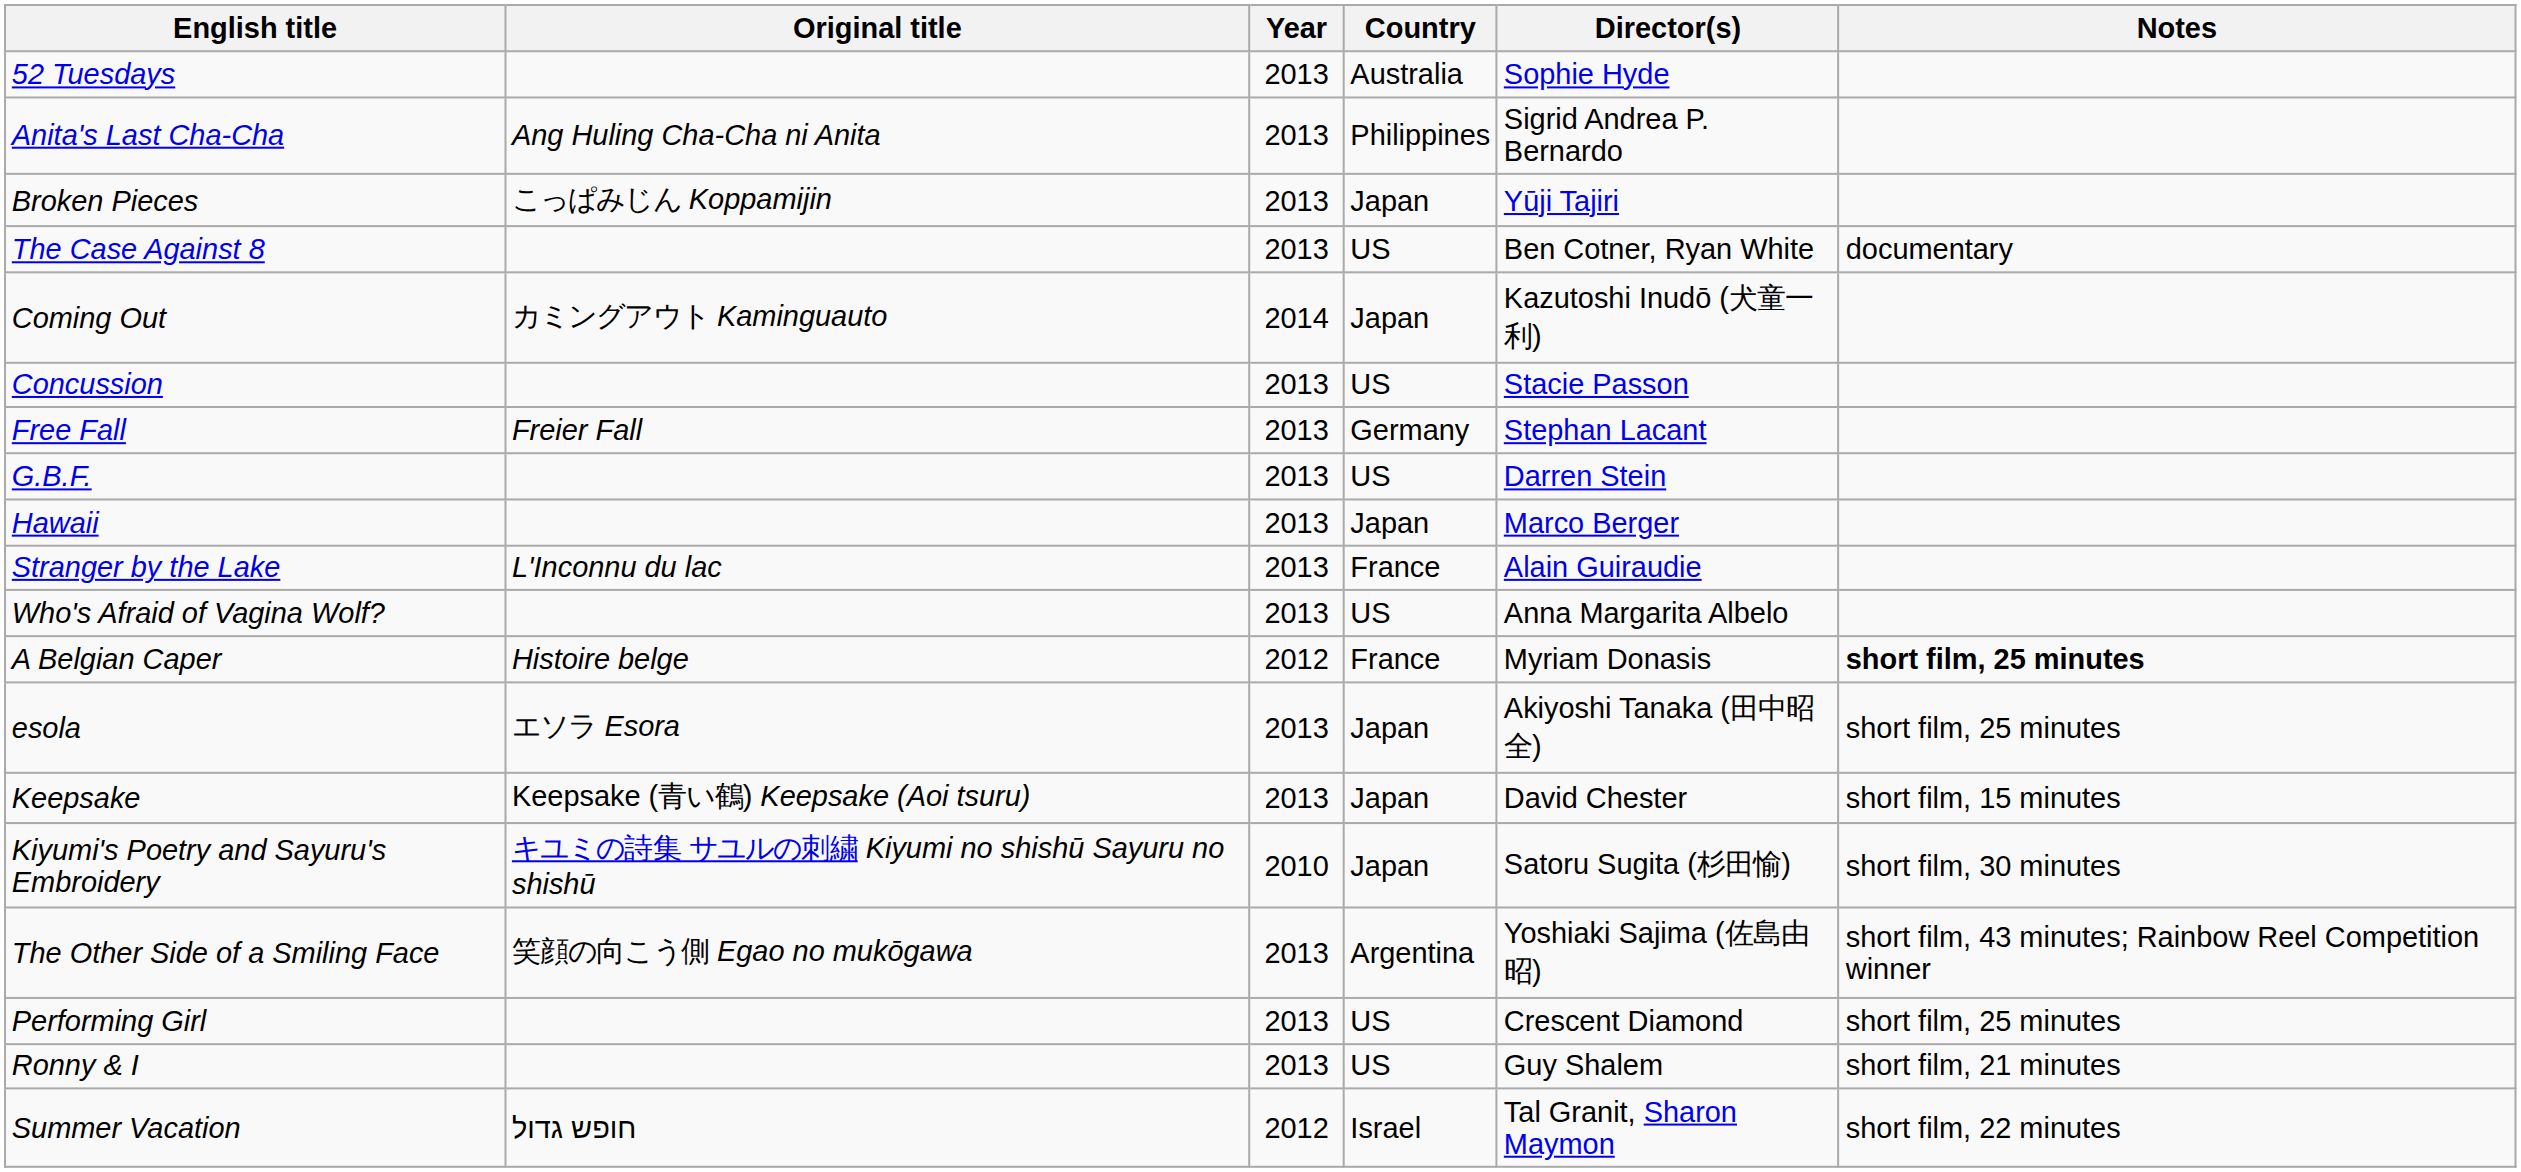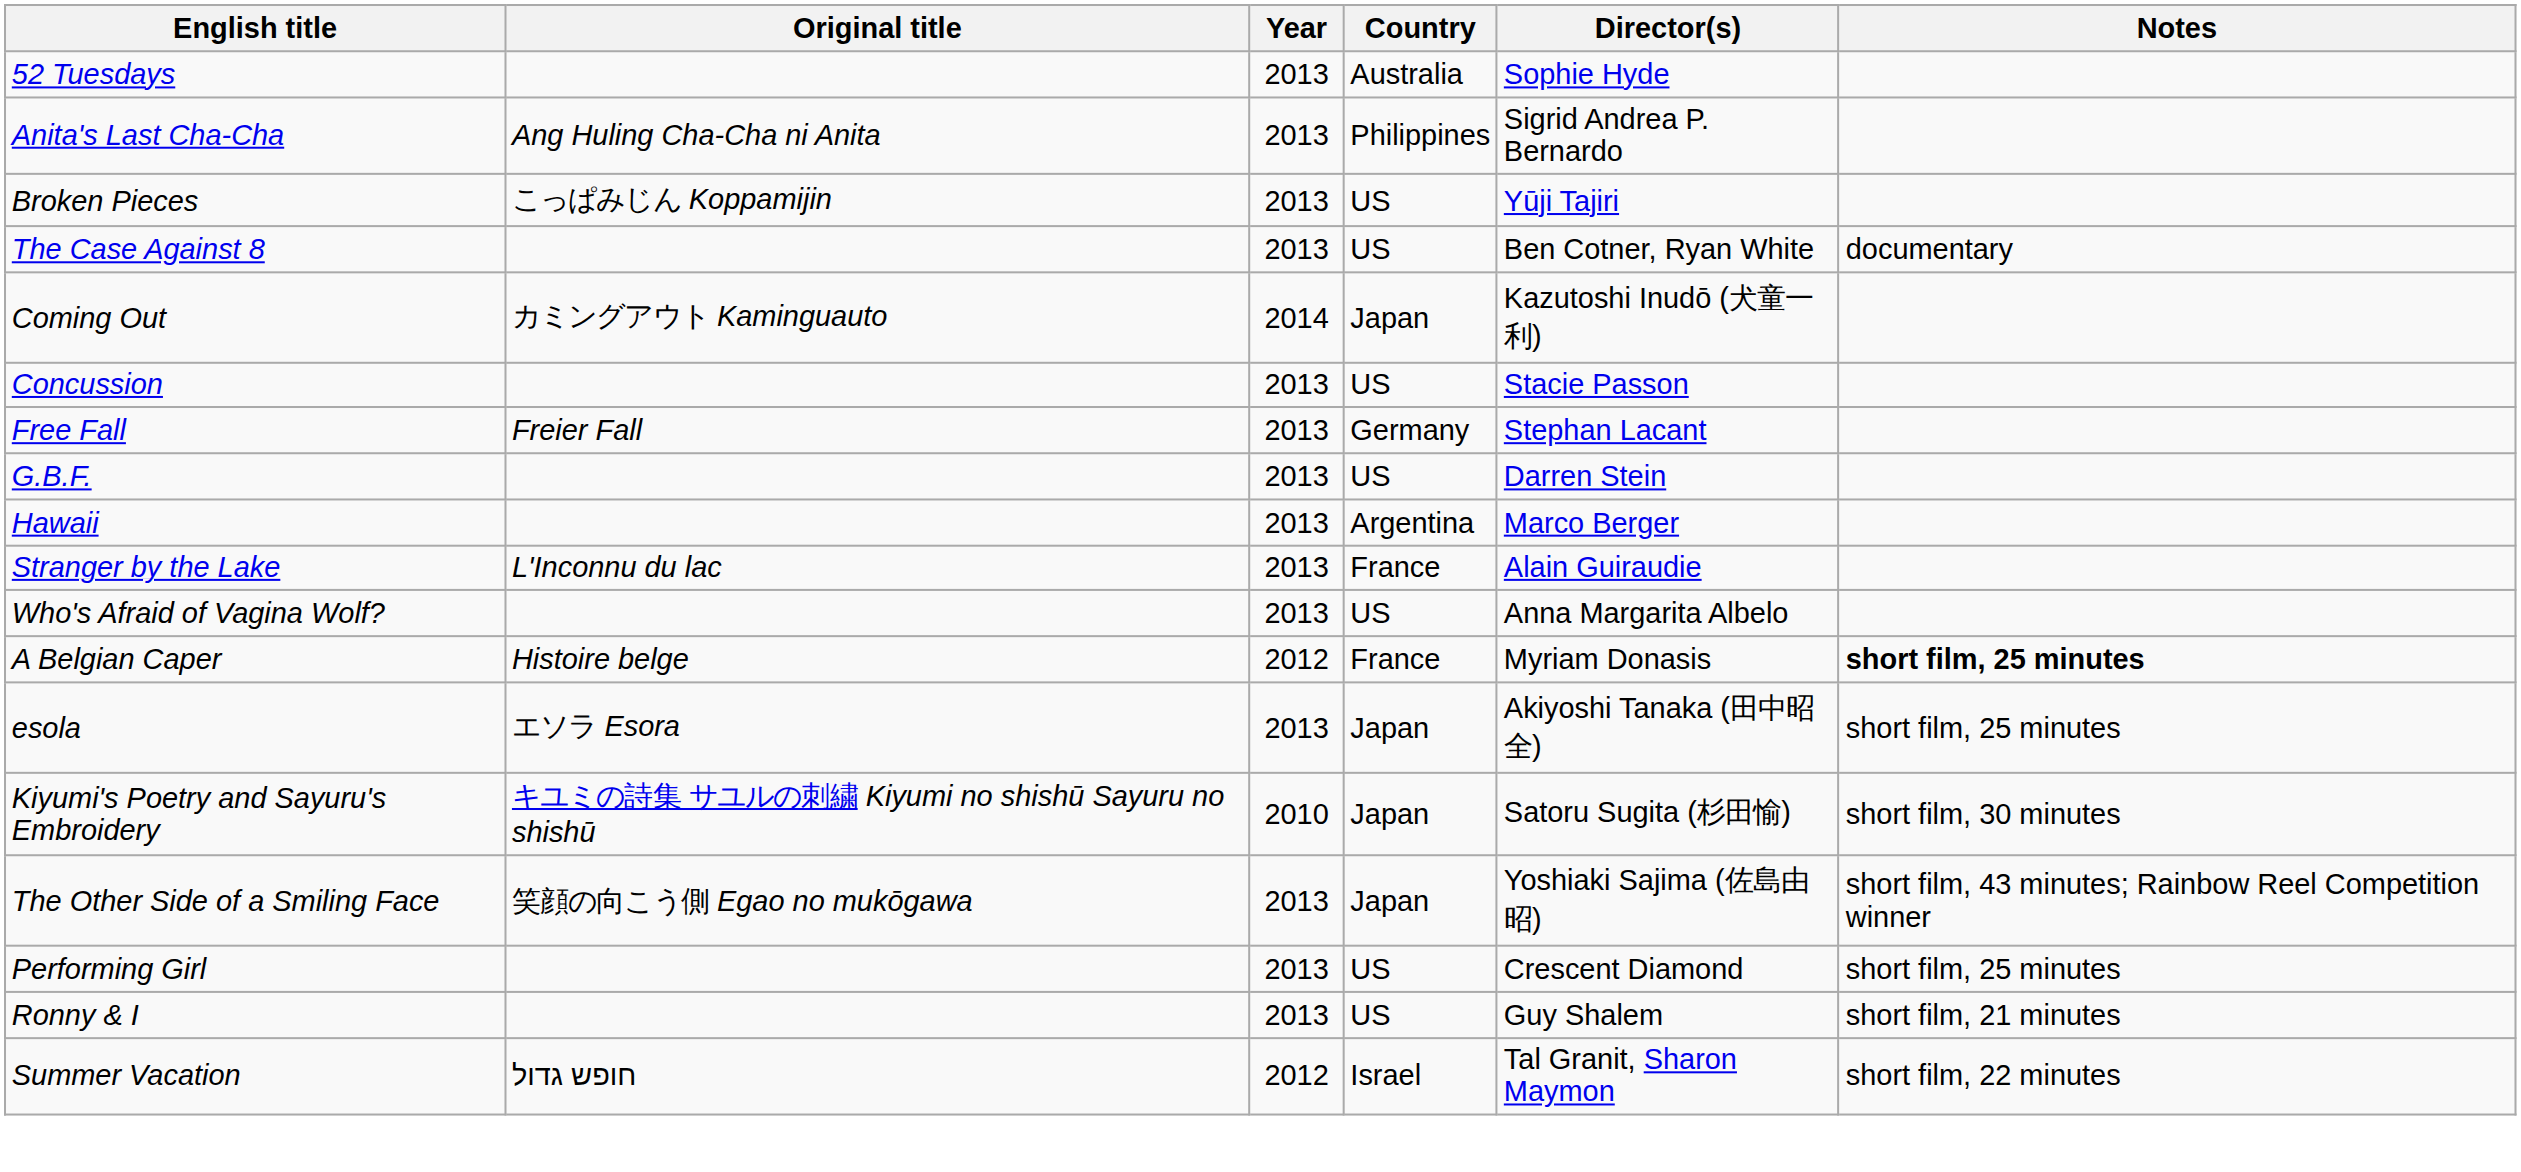(1390, 201) Japan -> (1370, 201) US
(1390, 522) Japan -> (1412, 522) Argentina
- row: (76, 798)
(1412, 953) Argentina -> (1390, 901) Japan
